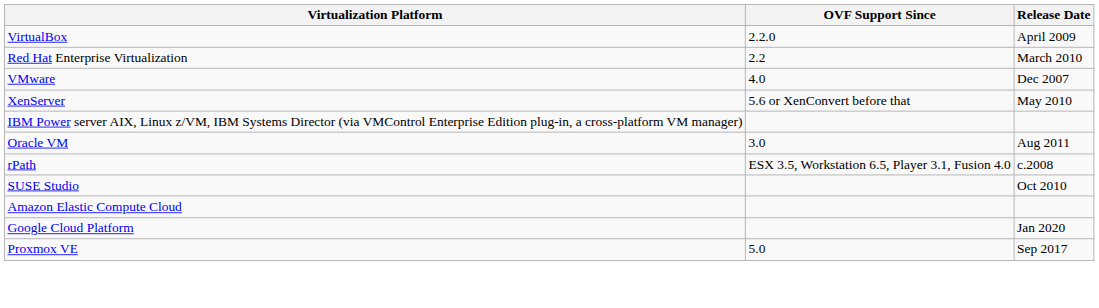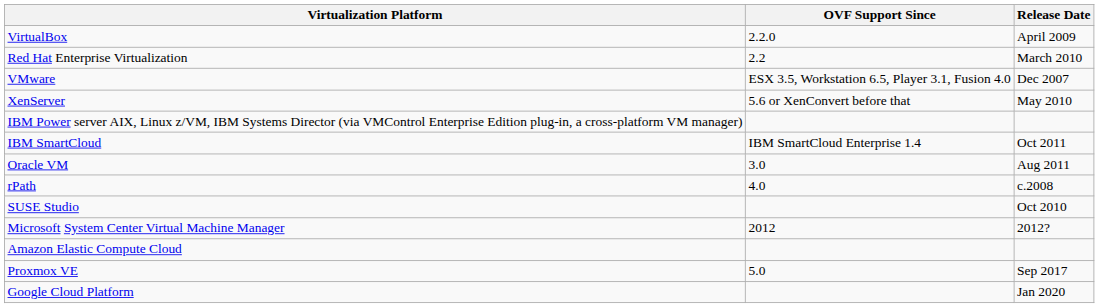(757, 79) 4.0 -> (880, 79) ESX 3.5, Workstation 6.5, Player 3.1, Fusion 4.0
+ row: (54, 143)
(880, 164) ESX 3.5, Workstation 6.5, Player 3.1, Fusion 4.0 -> (757, 185) 4.0
+ row: (146, 228)
rows swapped: (43, 249) <-> (71, 228)
